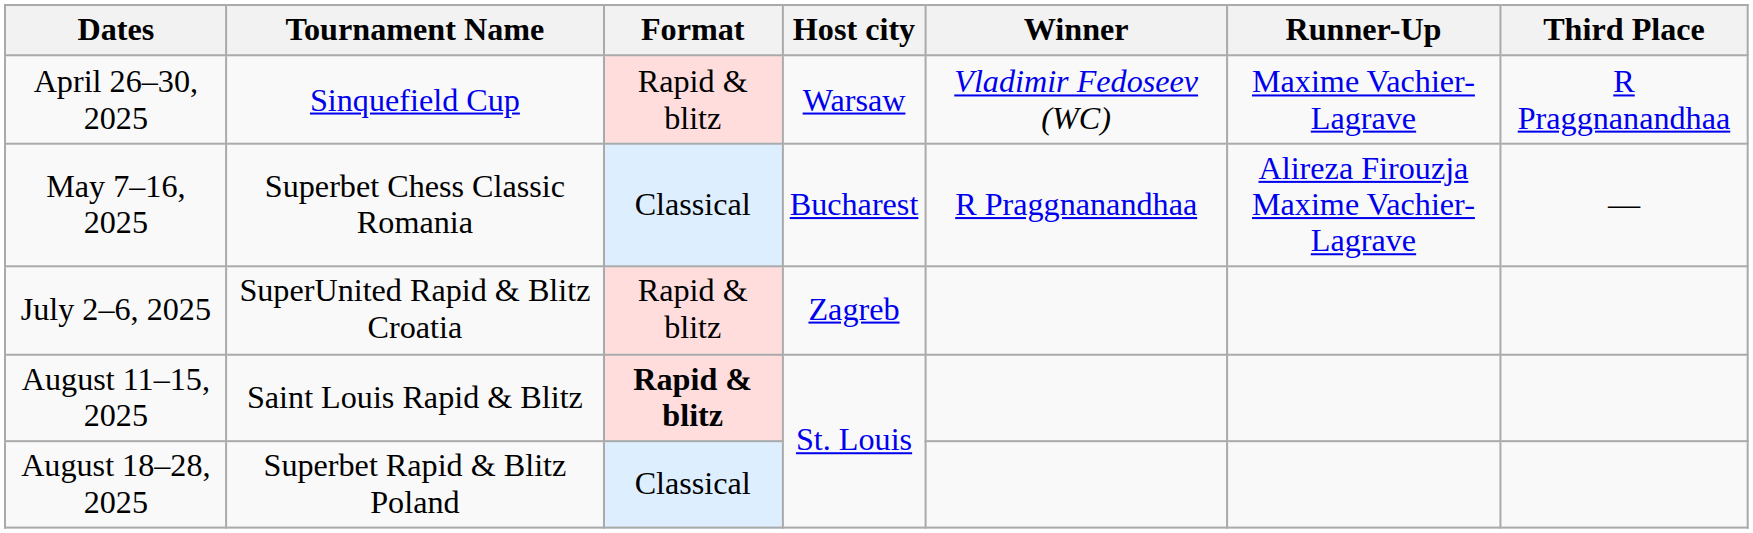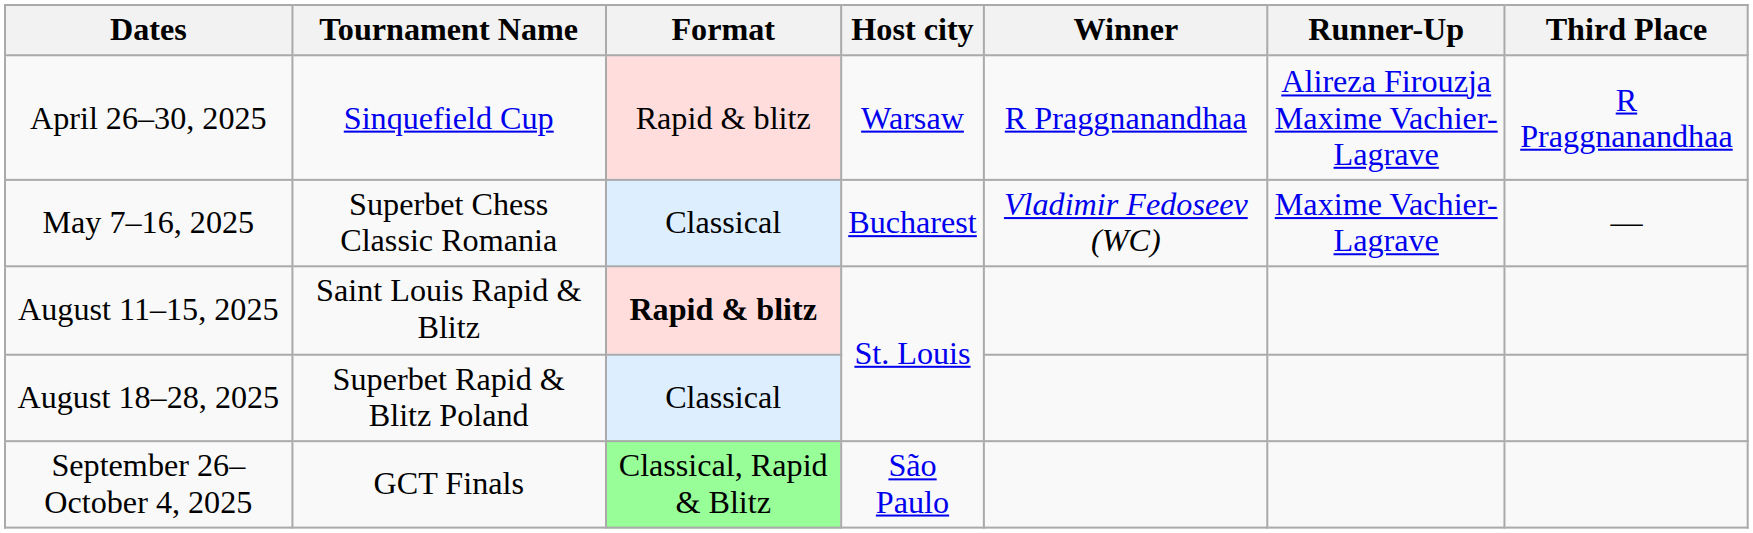(1076, 99) Vladimir Fedoseev (WC) -> (1126, 117) R Praggnanandhaa
(1363, 99) Maxime Vachier-Lagrave -> (1386, 117) Alireza Firouzja Maxime Vachier-Lagrave
(1076, 204) R Praggnanandhaa -> (1126, 222) Vladimir Fedoseev (WC)
(1363, 204) Alireza Firouzja Maxime Vachier-Lagrave -> (1386, 222) Maxime Vachier-Lagrave
- row: (116, 309)
+ row: (148, 484)
